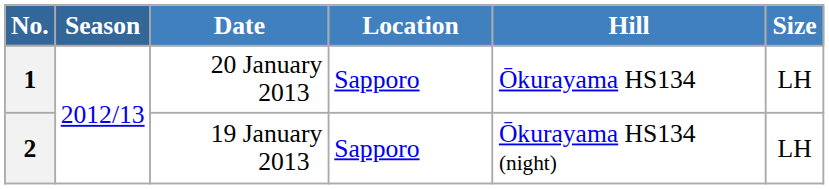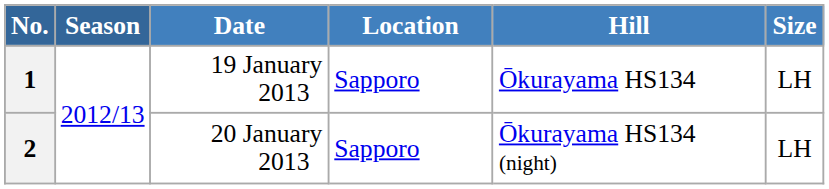(266, 79) 20 January 2013 -> (266, 79) 19 January 2013
(266, 147) 19 January 2013 -> (266, 147) 20 January 2013
